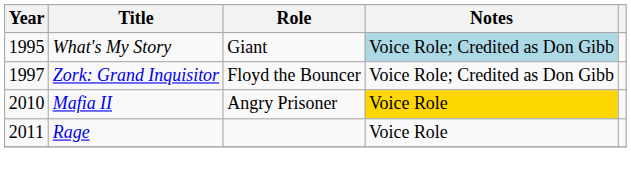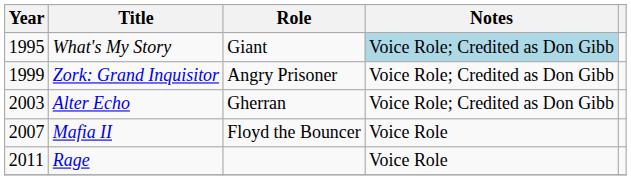(27, 75) 1997 -> (27, 75) 1999
(294, 75) Floyd the Bouncer -> (282, 75) Angry Prisoner
+ row: (91, 103)
(27, 103) 2010 -> (27, 132) 2007
(282, 103) Angry Prisoner -> (294, 132) Floyd the Bouncer
(408, 103) gold background -> (408, 132) no background
